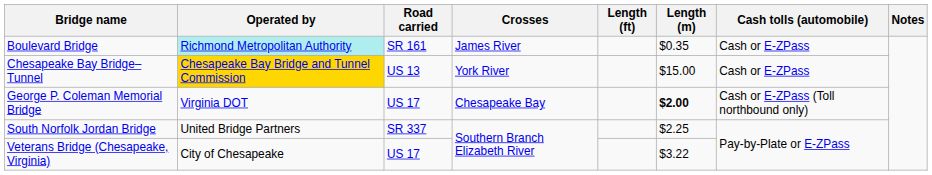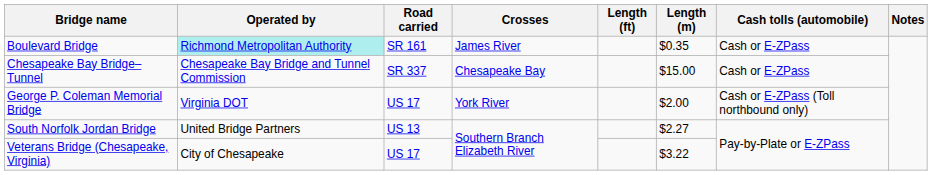(275, 71) gold background -> (275, 71) no background
(403, 71) US 13 -> (407, 71) SR 337
(482, 71) York River -> (500, 71) Chesapeake Bay
(500, 103) Chesapeake Bay -> (482, 103) York River
(674, 103) bold -> (674, 103) normal
(407, 128) SR 337 -> (403, 128) US 13
(674, 128) $2.25 -> (674, 128) $2.27
